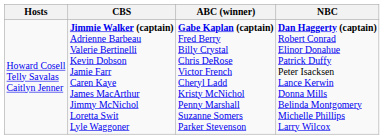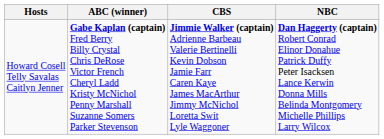columns swapped: (226, 12) <-> (122, 12)
